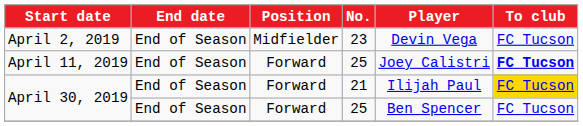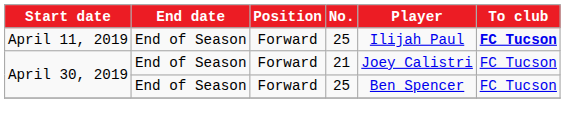- row: (64, 40)
(434, 63) Joey Calistri -> (417, 40) Ilijah Paul
(434, 86) Ilijah Paul -> (417, 63) Joey Calistri
(535, 86) gold background -> (518, 63) no background
